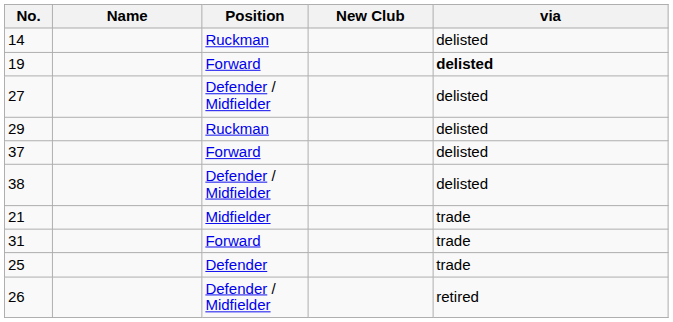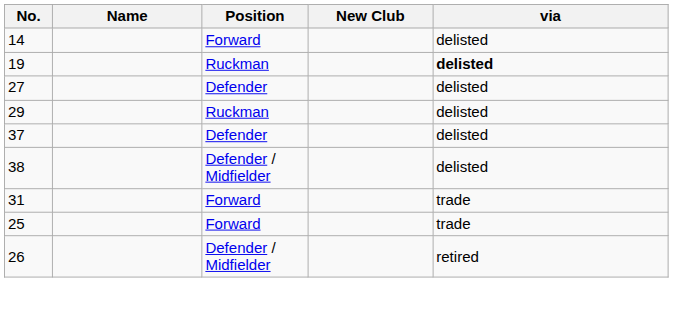(237, 40) Ruckman -> (233, 40) Forward
(233, 64) Forward -> (237, 64) Ruckman
(240, 96) Defender / Midfielder -> (236, 87) Defender
(233, 152) Forward -> (236, 135) Defender
- row: (16, 217)
(236, 264) Defender -> (233, 224) Forward
